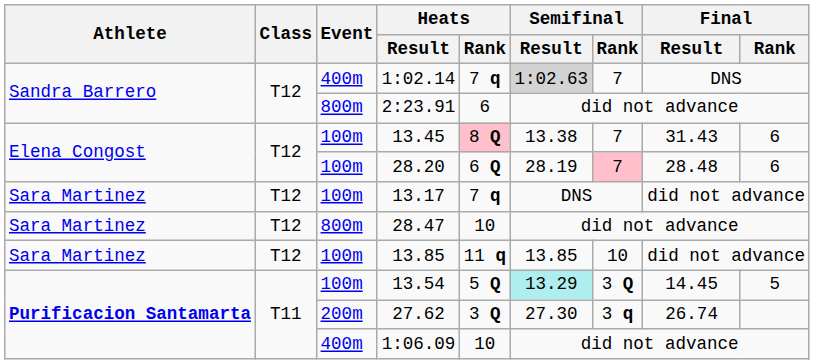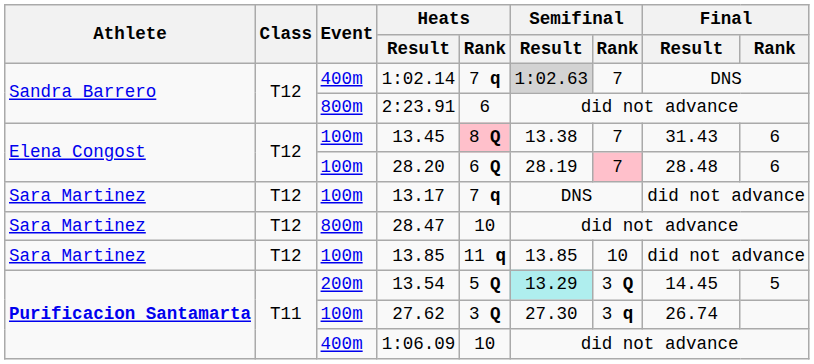(342, 285) 100m -> (342, 285) 200m
(342, 314) 200m -> (342, 314) 100m
